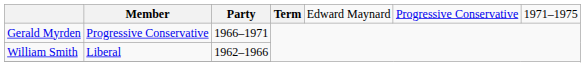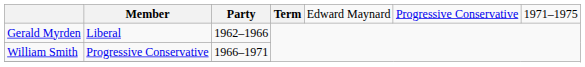(147, 33) Progressive Conservative -> (104, 33) Liberal
(241, 33) 1966–1971 -> (241, 33) 1962–1966
(104, 52) Liberal -> (147, 52) Progressive Conservative
(241, 52) 1962–1966 -> (241, 52) 1966–1971
